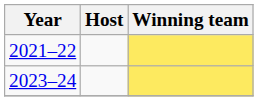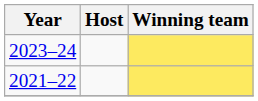rows swapped: (43, 50) <-> (43, 80)
